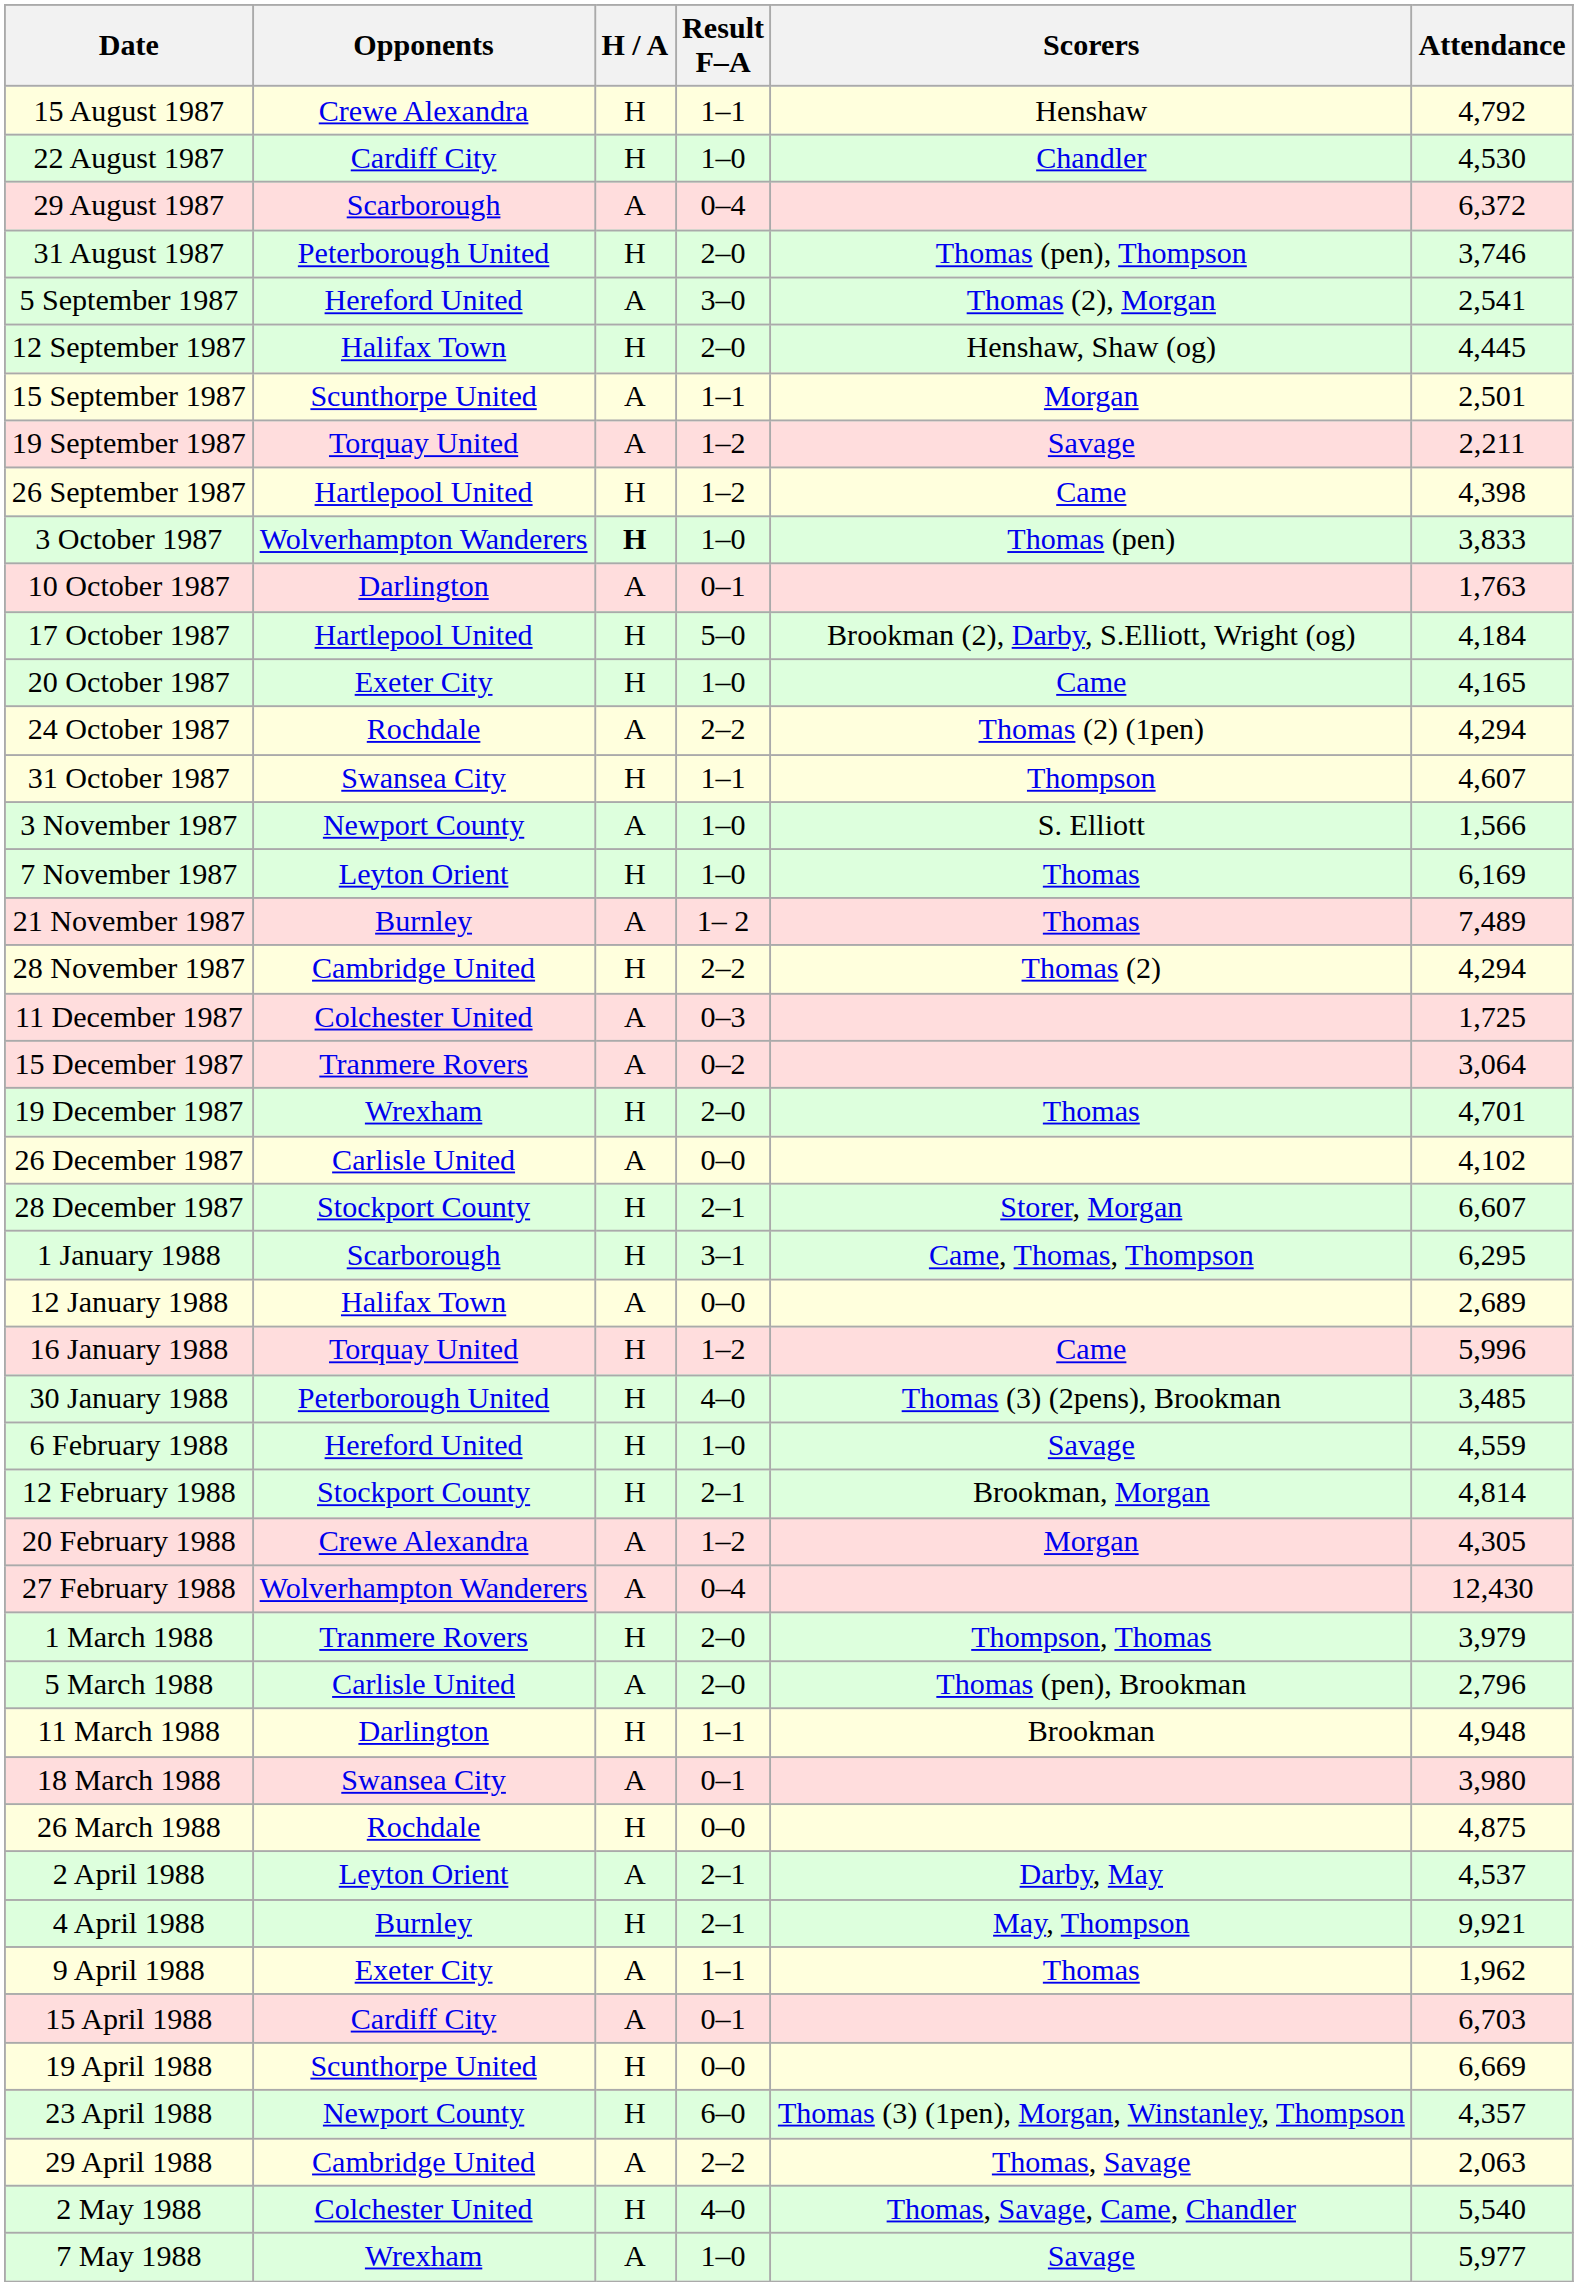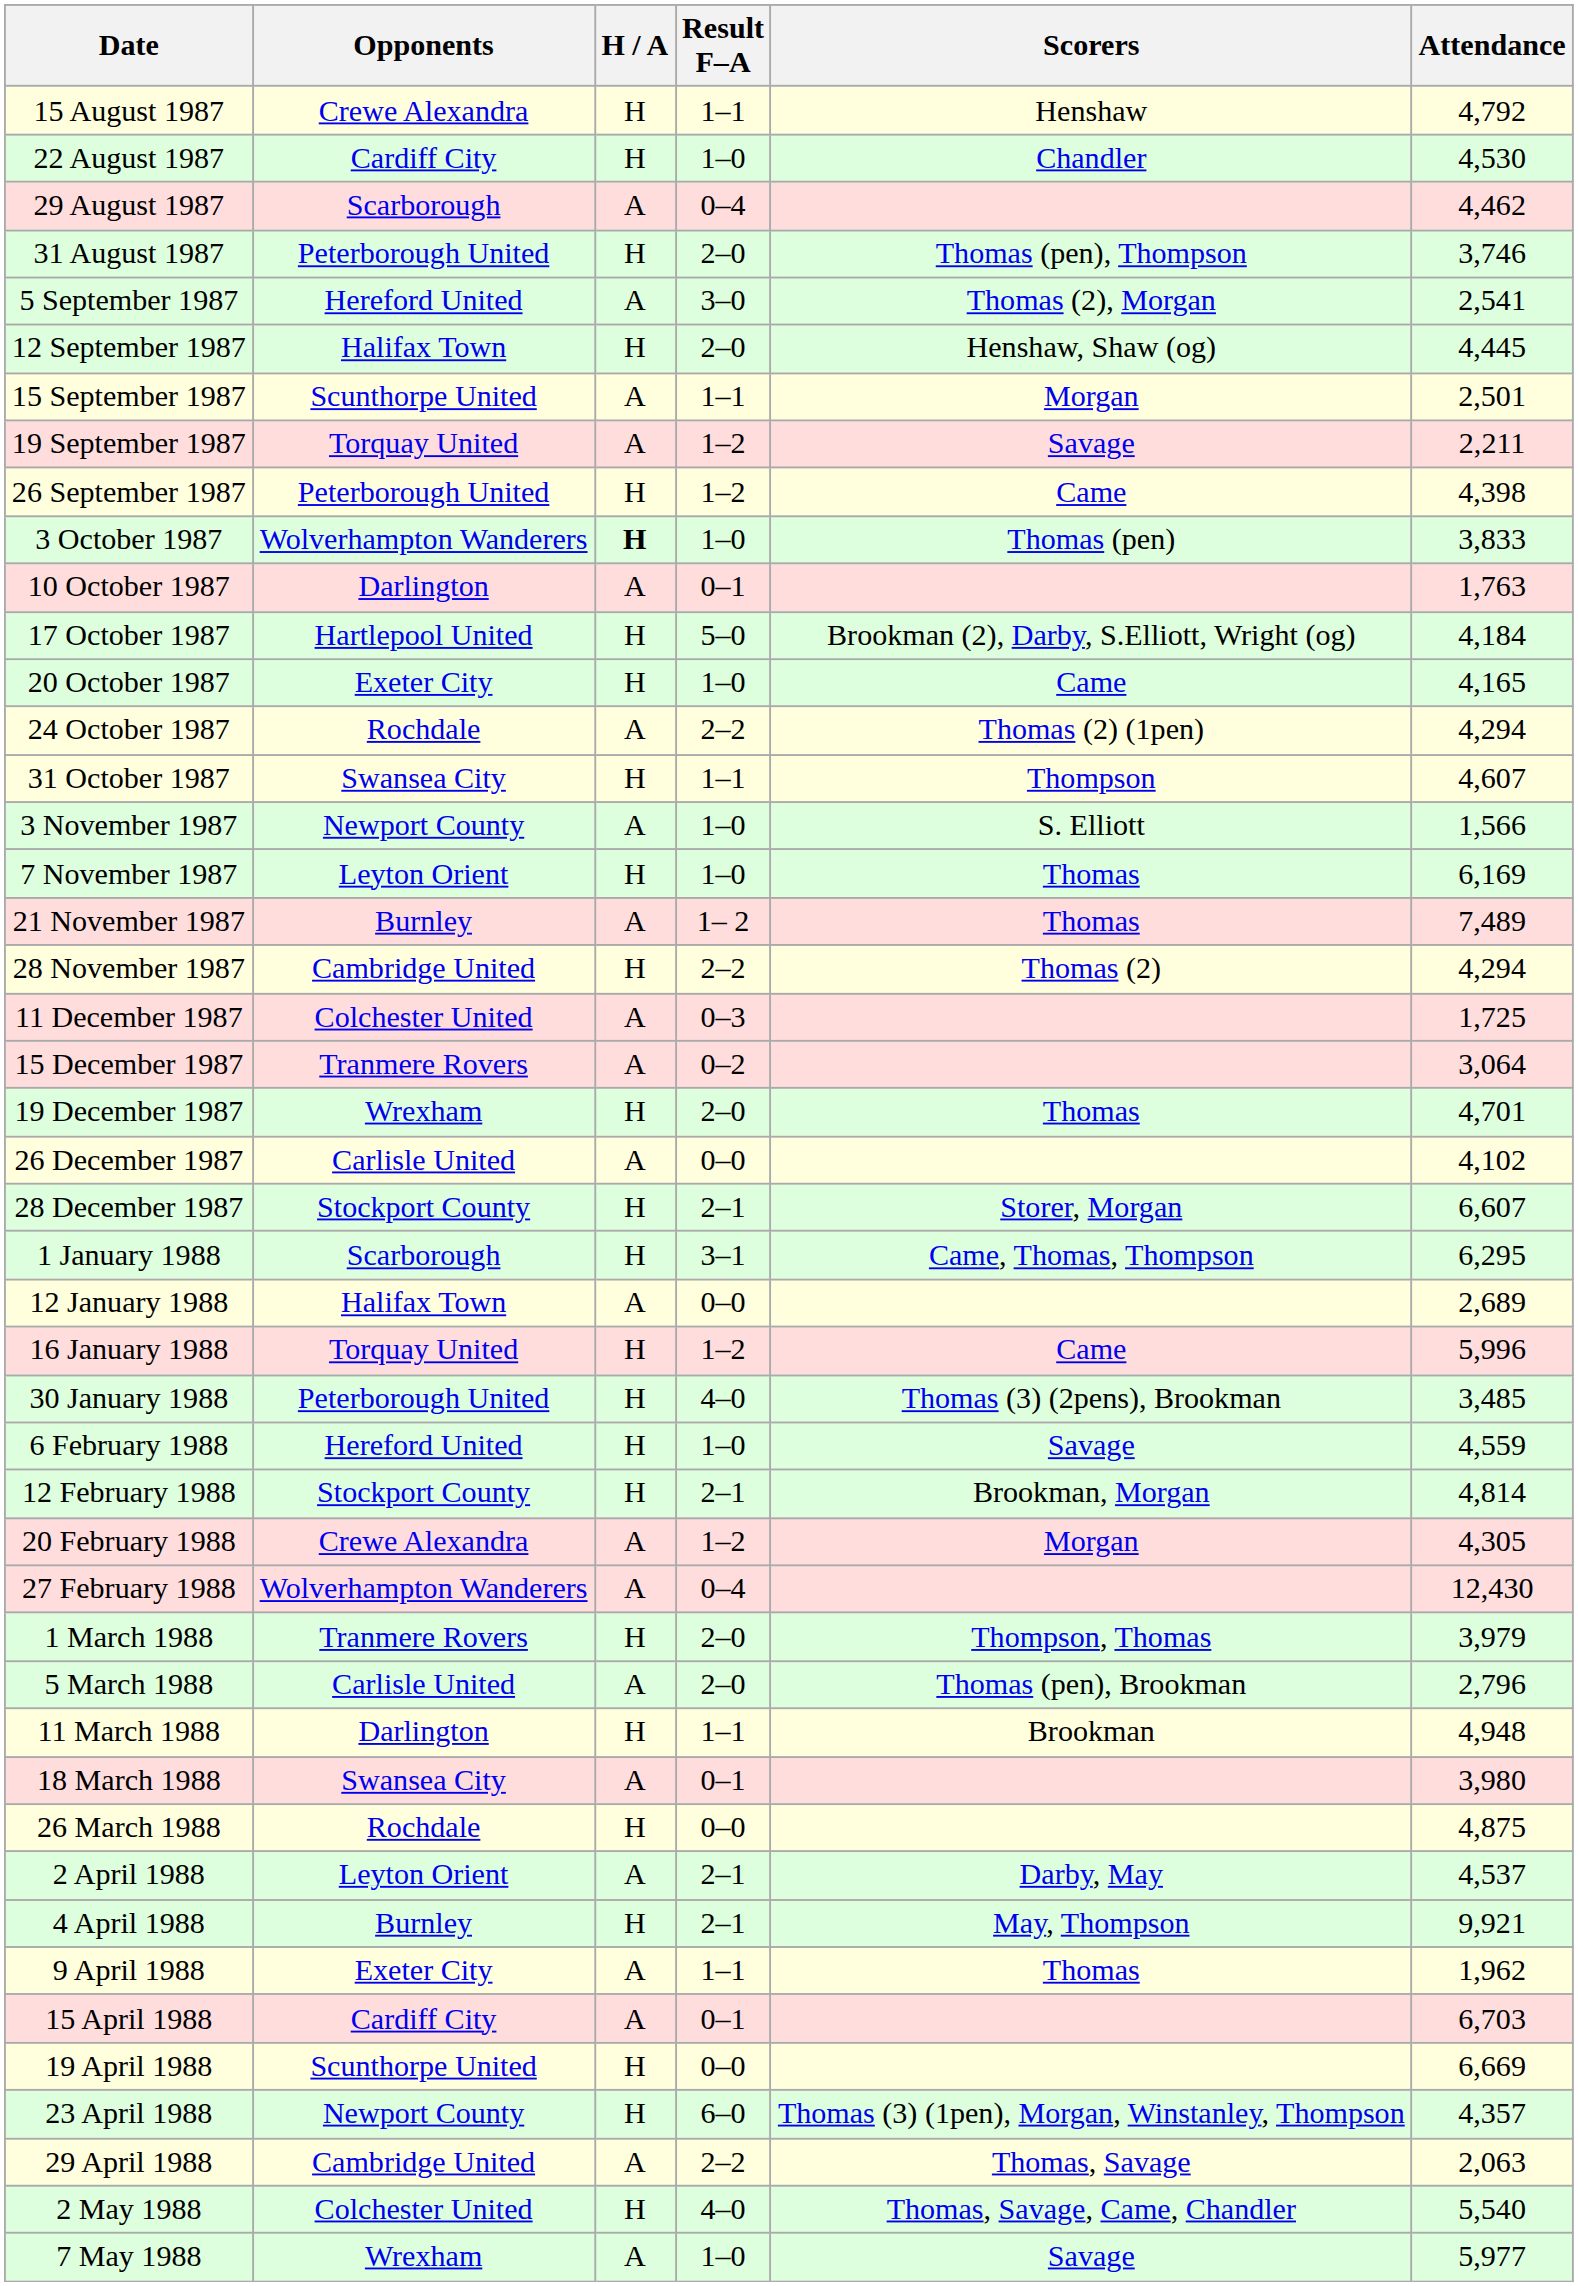(1492, 205) 6,372 -> (1492, 205) 4,462
(424, 491) Hartlepool United -> (424, 491) Peterborough United
